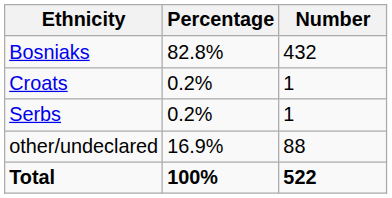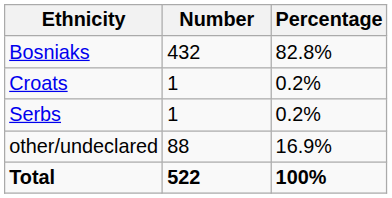columns swapped: (333, 20) <-> (221, 20)
